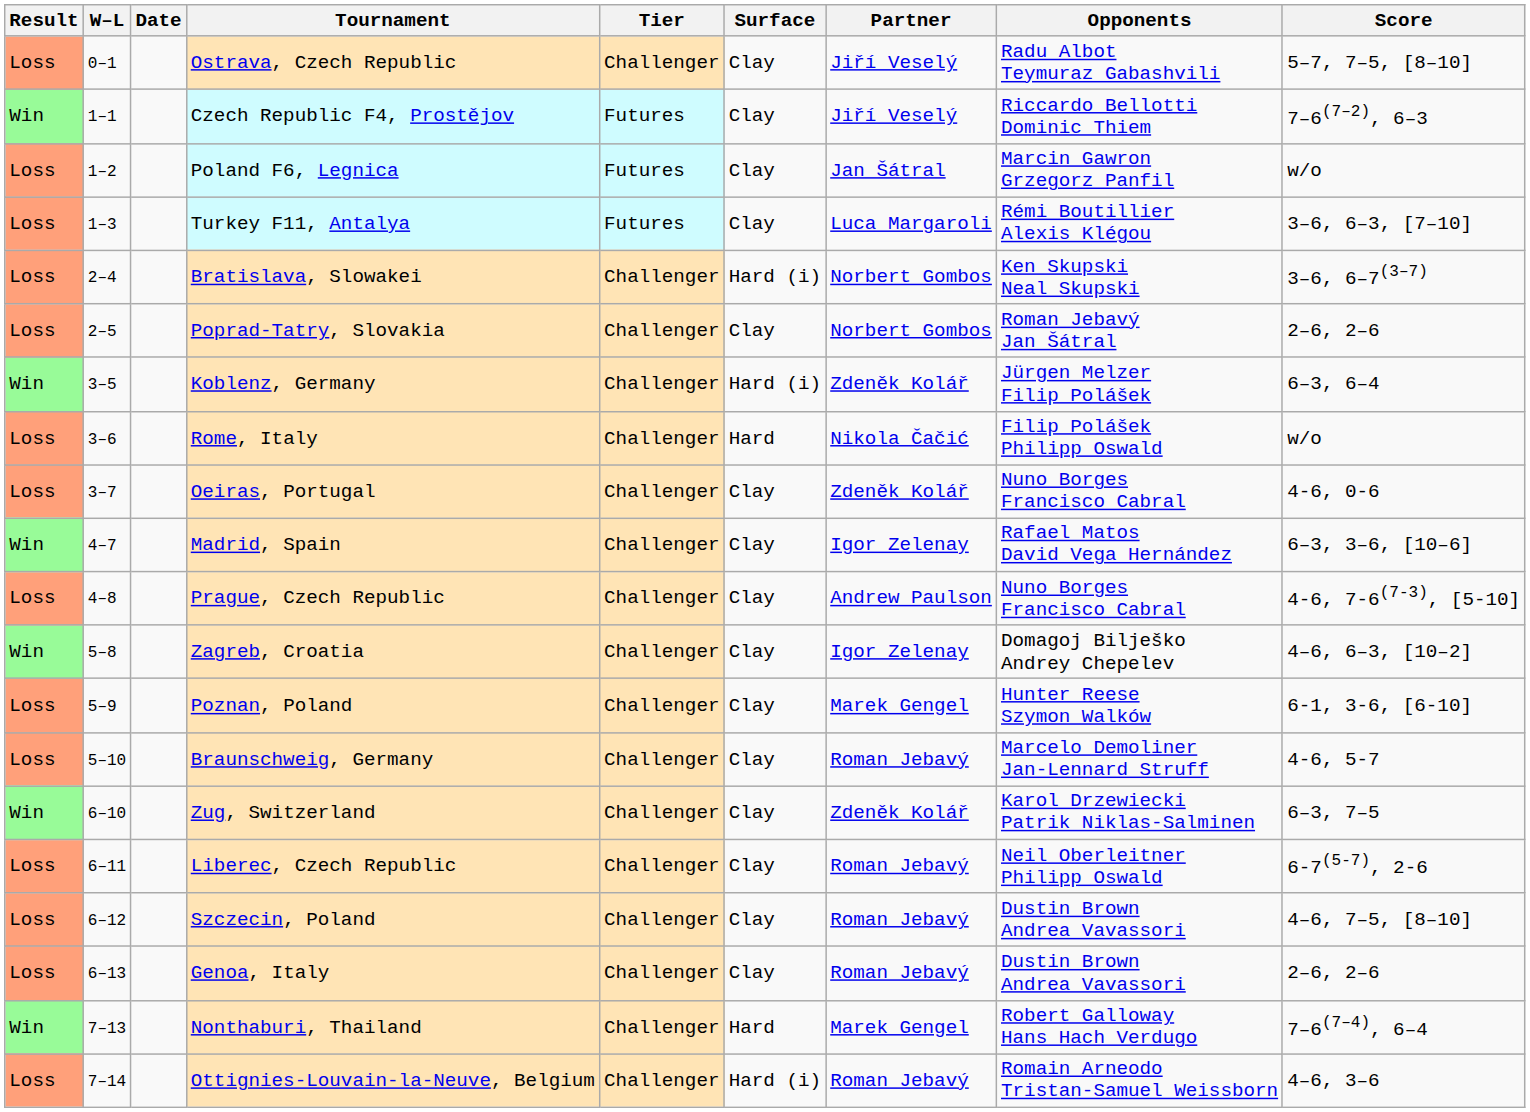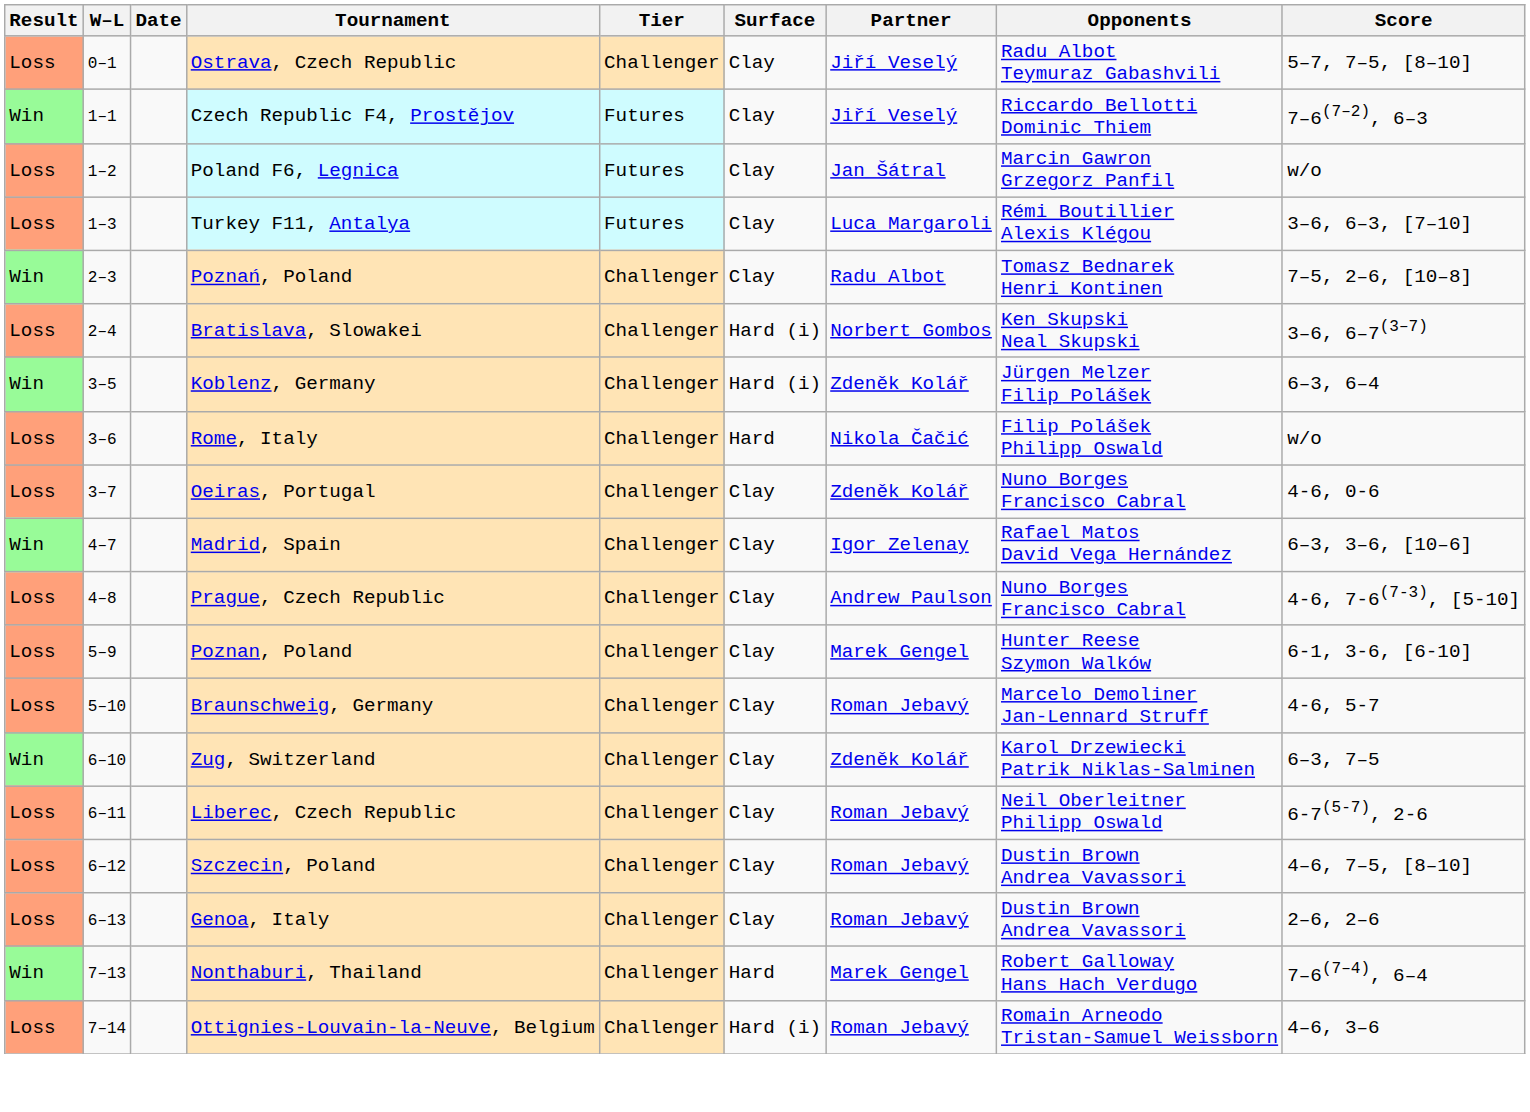+ row: (272, 277)
- row: (318, 331)
- row: (277, 652)
